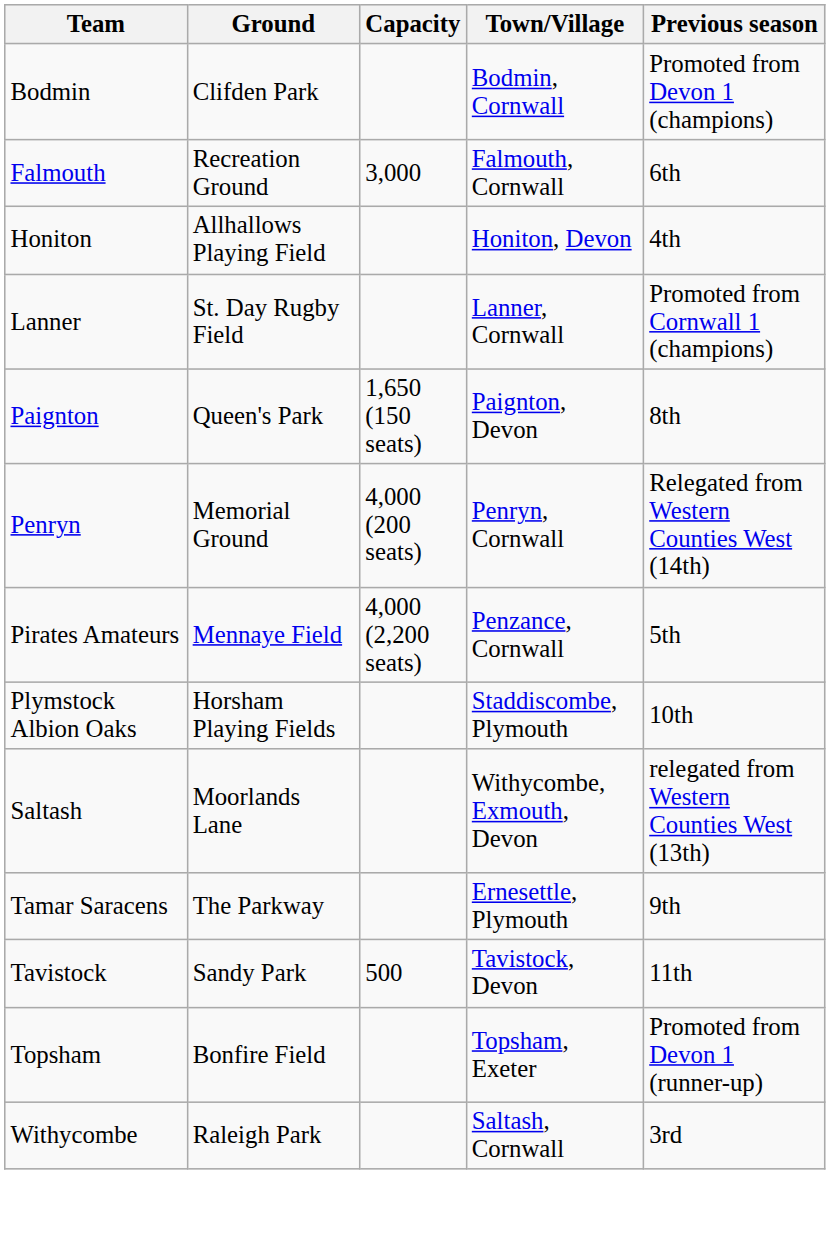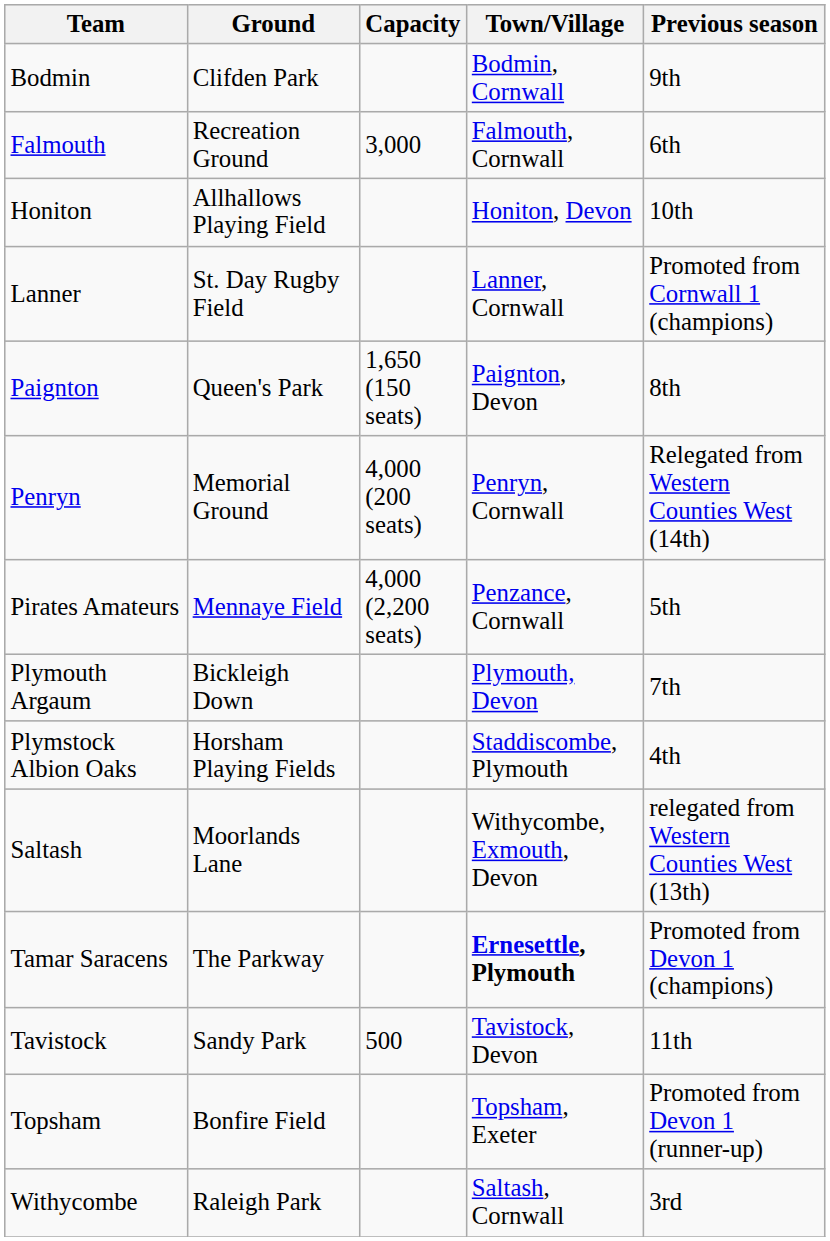(725, 91) Promoted from Devon 1 (champions) -> (665, 77) 9th
(665, 239) 4th -> (671, 211) 10th
+ row: (59, 687)
(671, 715) 10th -> (665, 754) 4th
(524, 905) normal -> (529, 959) bold
(665, 905) 9th -> (725, 959) Promoted from Devon 1 (champions)
